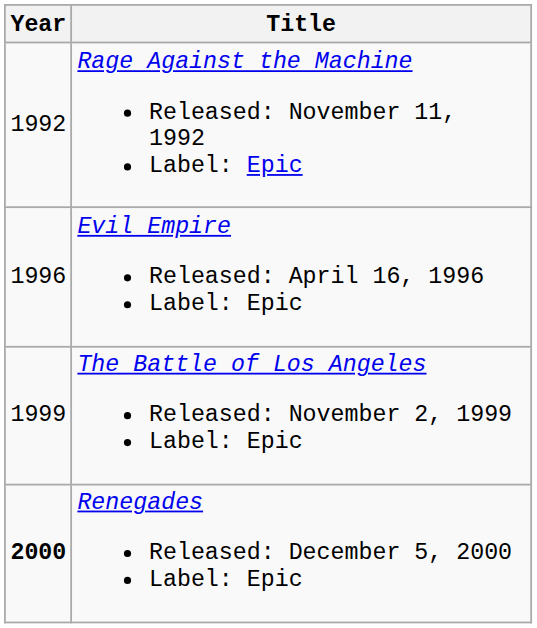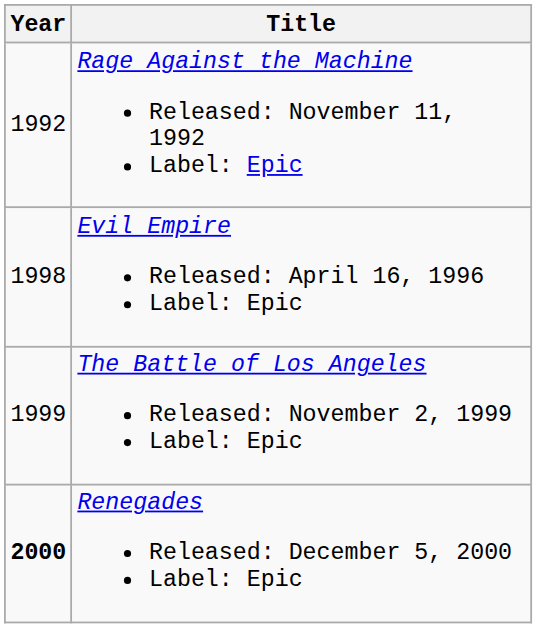(38, 277) 1996 -> (38, 277) 1998
